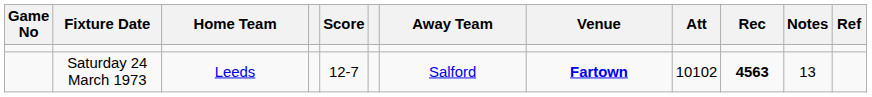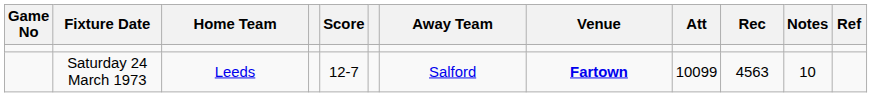(697, 71) 10102 -> (697, 71) 10099
(752, 71) bold -> (752, 71) normal
(808, 71) 13 -> (808, 71) 10
